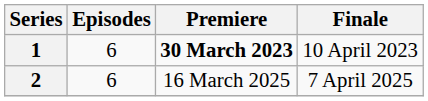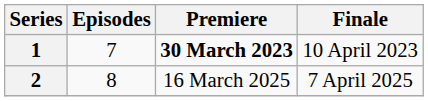(111, 50) 6 -> (111, 50) 7
(111, 80) 6 -> (111, 80) 8
